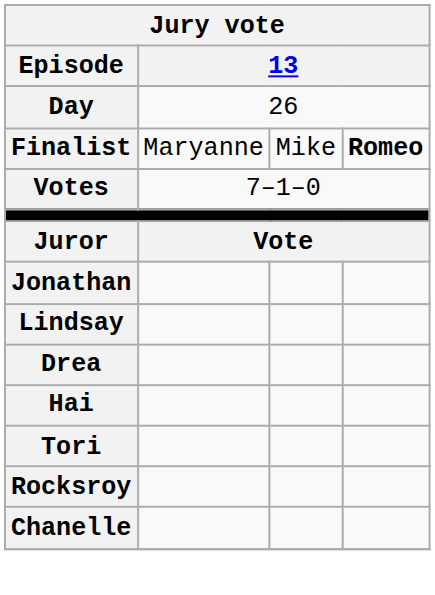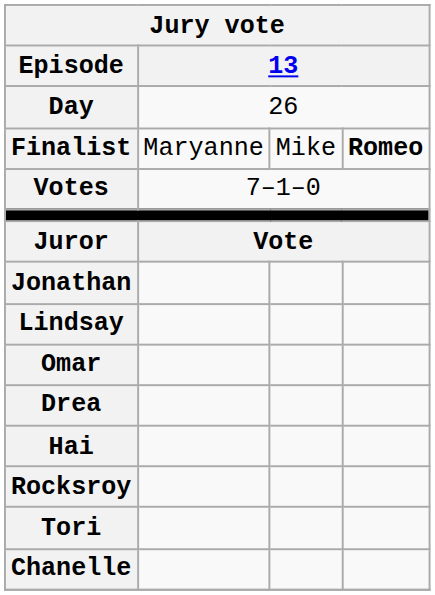+ row: (71, 364)
rows swapped: (71, 446) <-> (71, 487)
